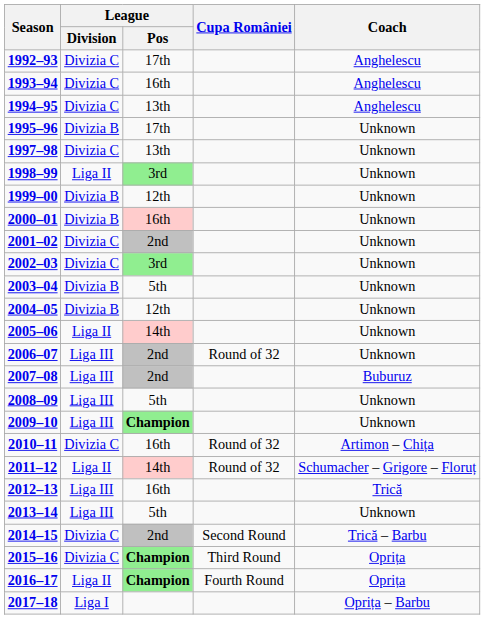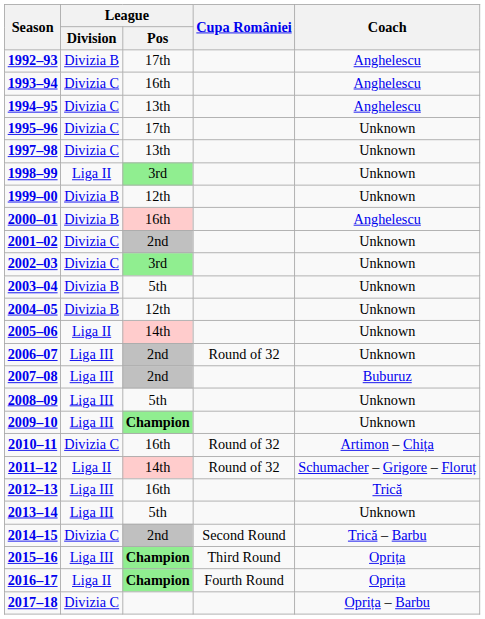(92, 60) Divizia C -> (92, 60) Divizia B
(92, 128) Divizia B -> (92, 128) Divizia C
(387, 219) Unknown -> (387, 219) Anghelescu
(92, 557) Divizia C -> (92, 557) Liga III
(92, 602) Liga I -> (92, 602) Divizia C
